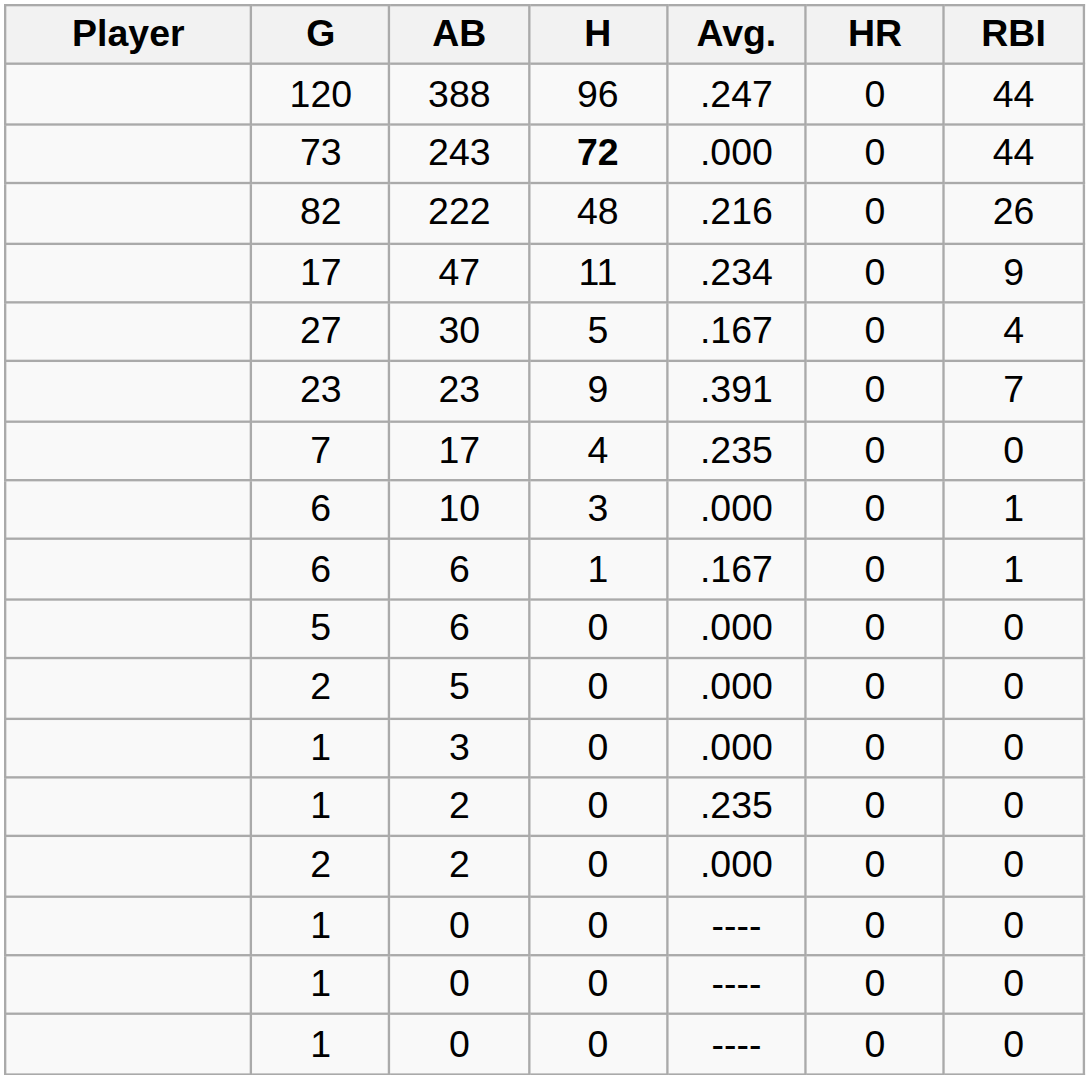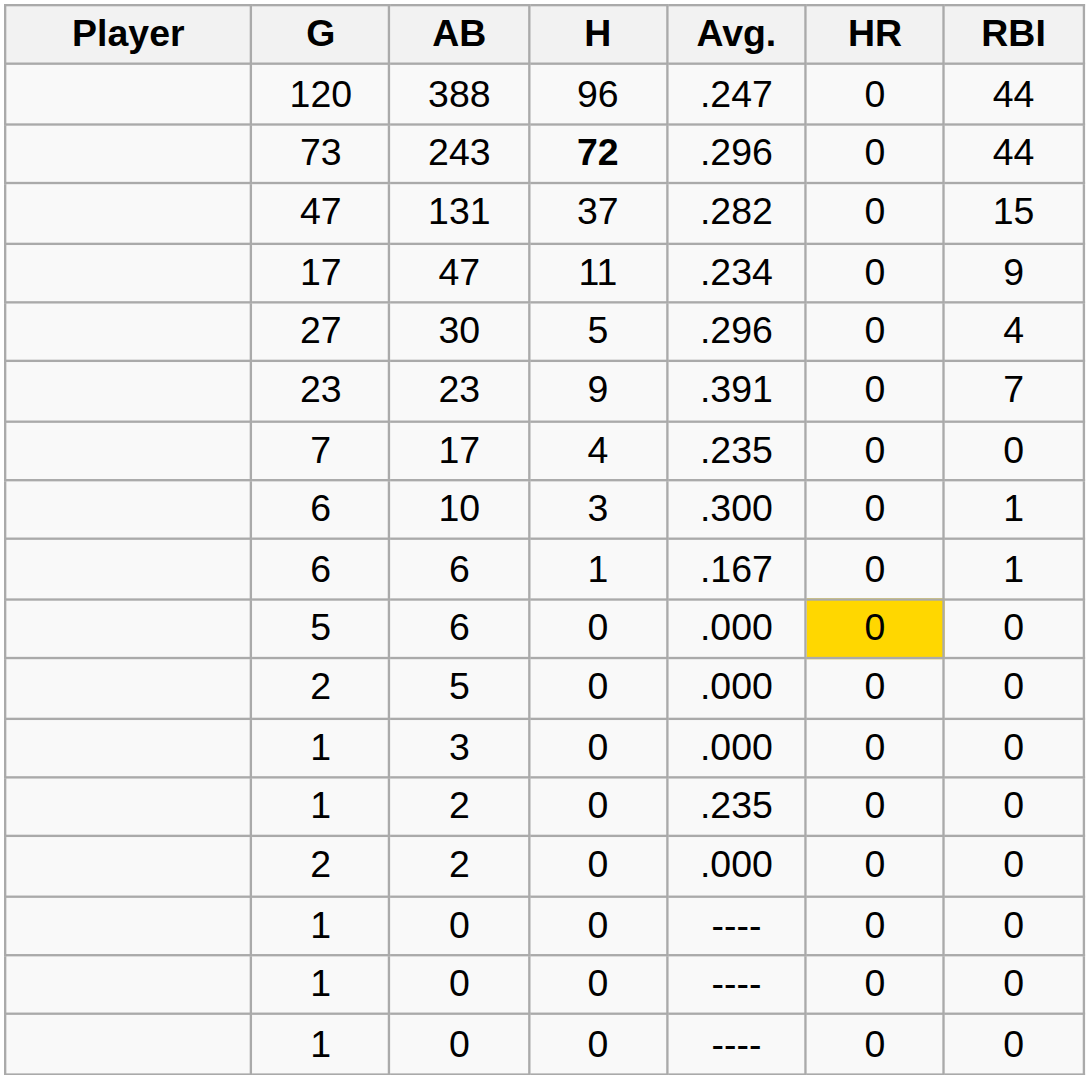(736, 152) .000 -> (736, 152) .296
- row: (321, 212)
+ row: (321, 212)
(736, 331) .167 -> (736, 331) .296
(736, 509) .000 -> (736, 509) .300
(875, 627) no background -> (875, 627) gold background
